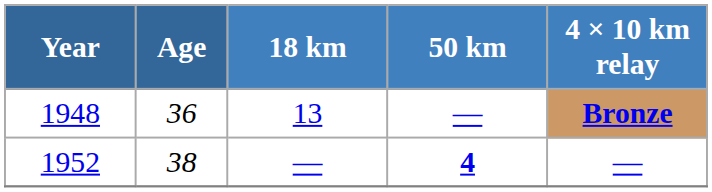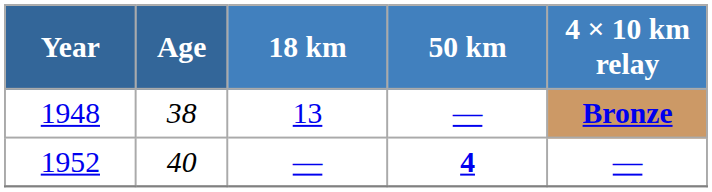(182, 113) 36 -> (182, 113) 38
(182, 161) 38 -> (182, 161) 40
